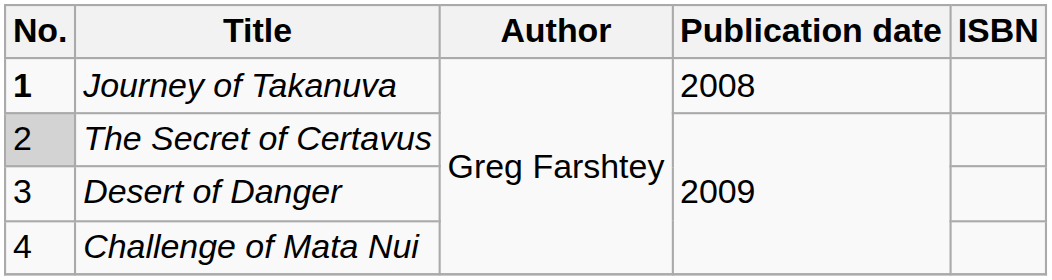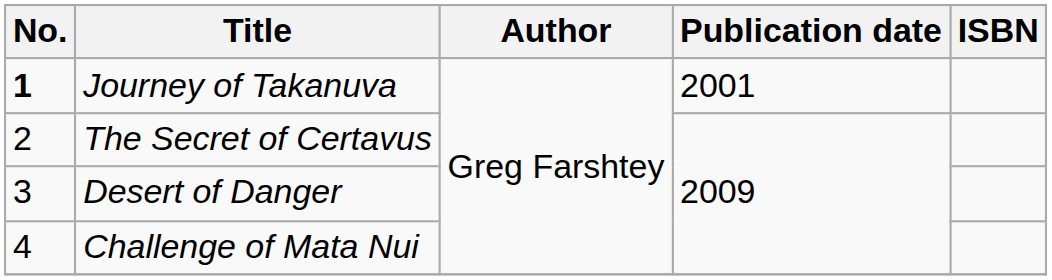(718, 85) 2008 -> (718, 85) 2001
(22, 138) lightgrey background -> (22, 138) no background
